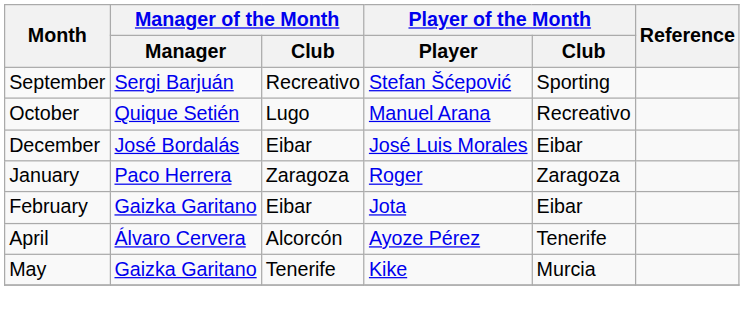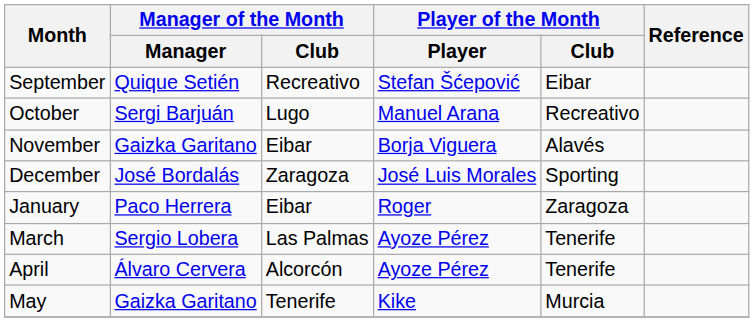(174, 82) Sergi Barjuán -> (177, 82) Quique Setién
(573, 82) Sporting -> (568, 82) Eibar
(177, 113) Quique Setién -> (174, 113) Sergi Barjuán
+ row: (55, 144)
(289, 144) Eibar -> (307, 176) Zaragoza
(560, 144) Eibar -> (582, 176) Sporting
(307, 176) Zaragoza -> (289, 207) Eibar
- row: (49, 207)
+ row: (36, 238)
